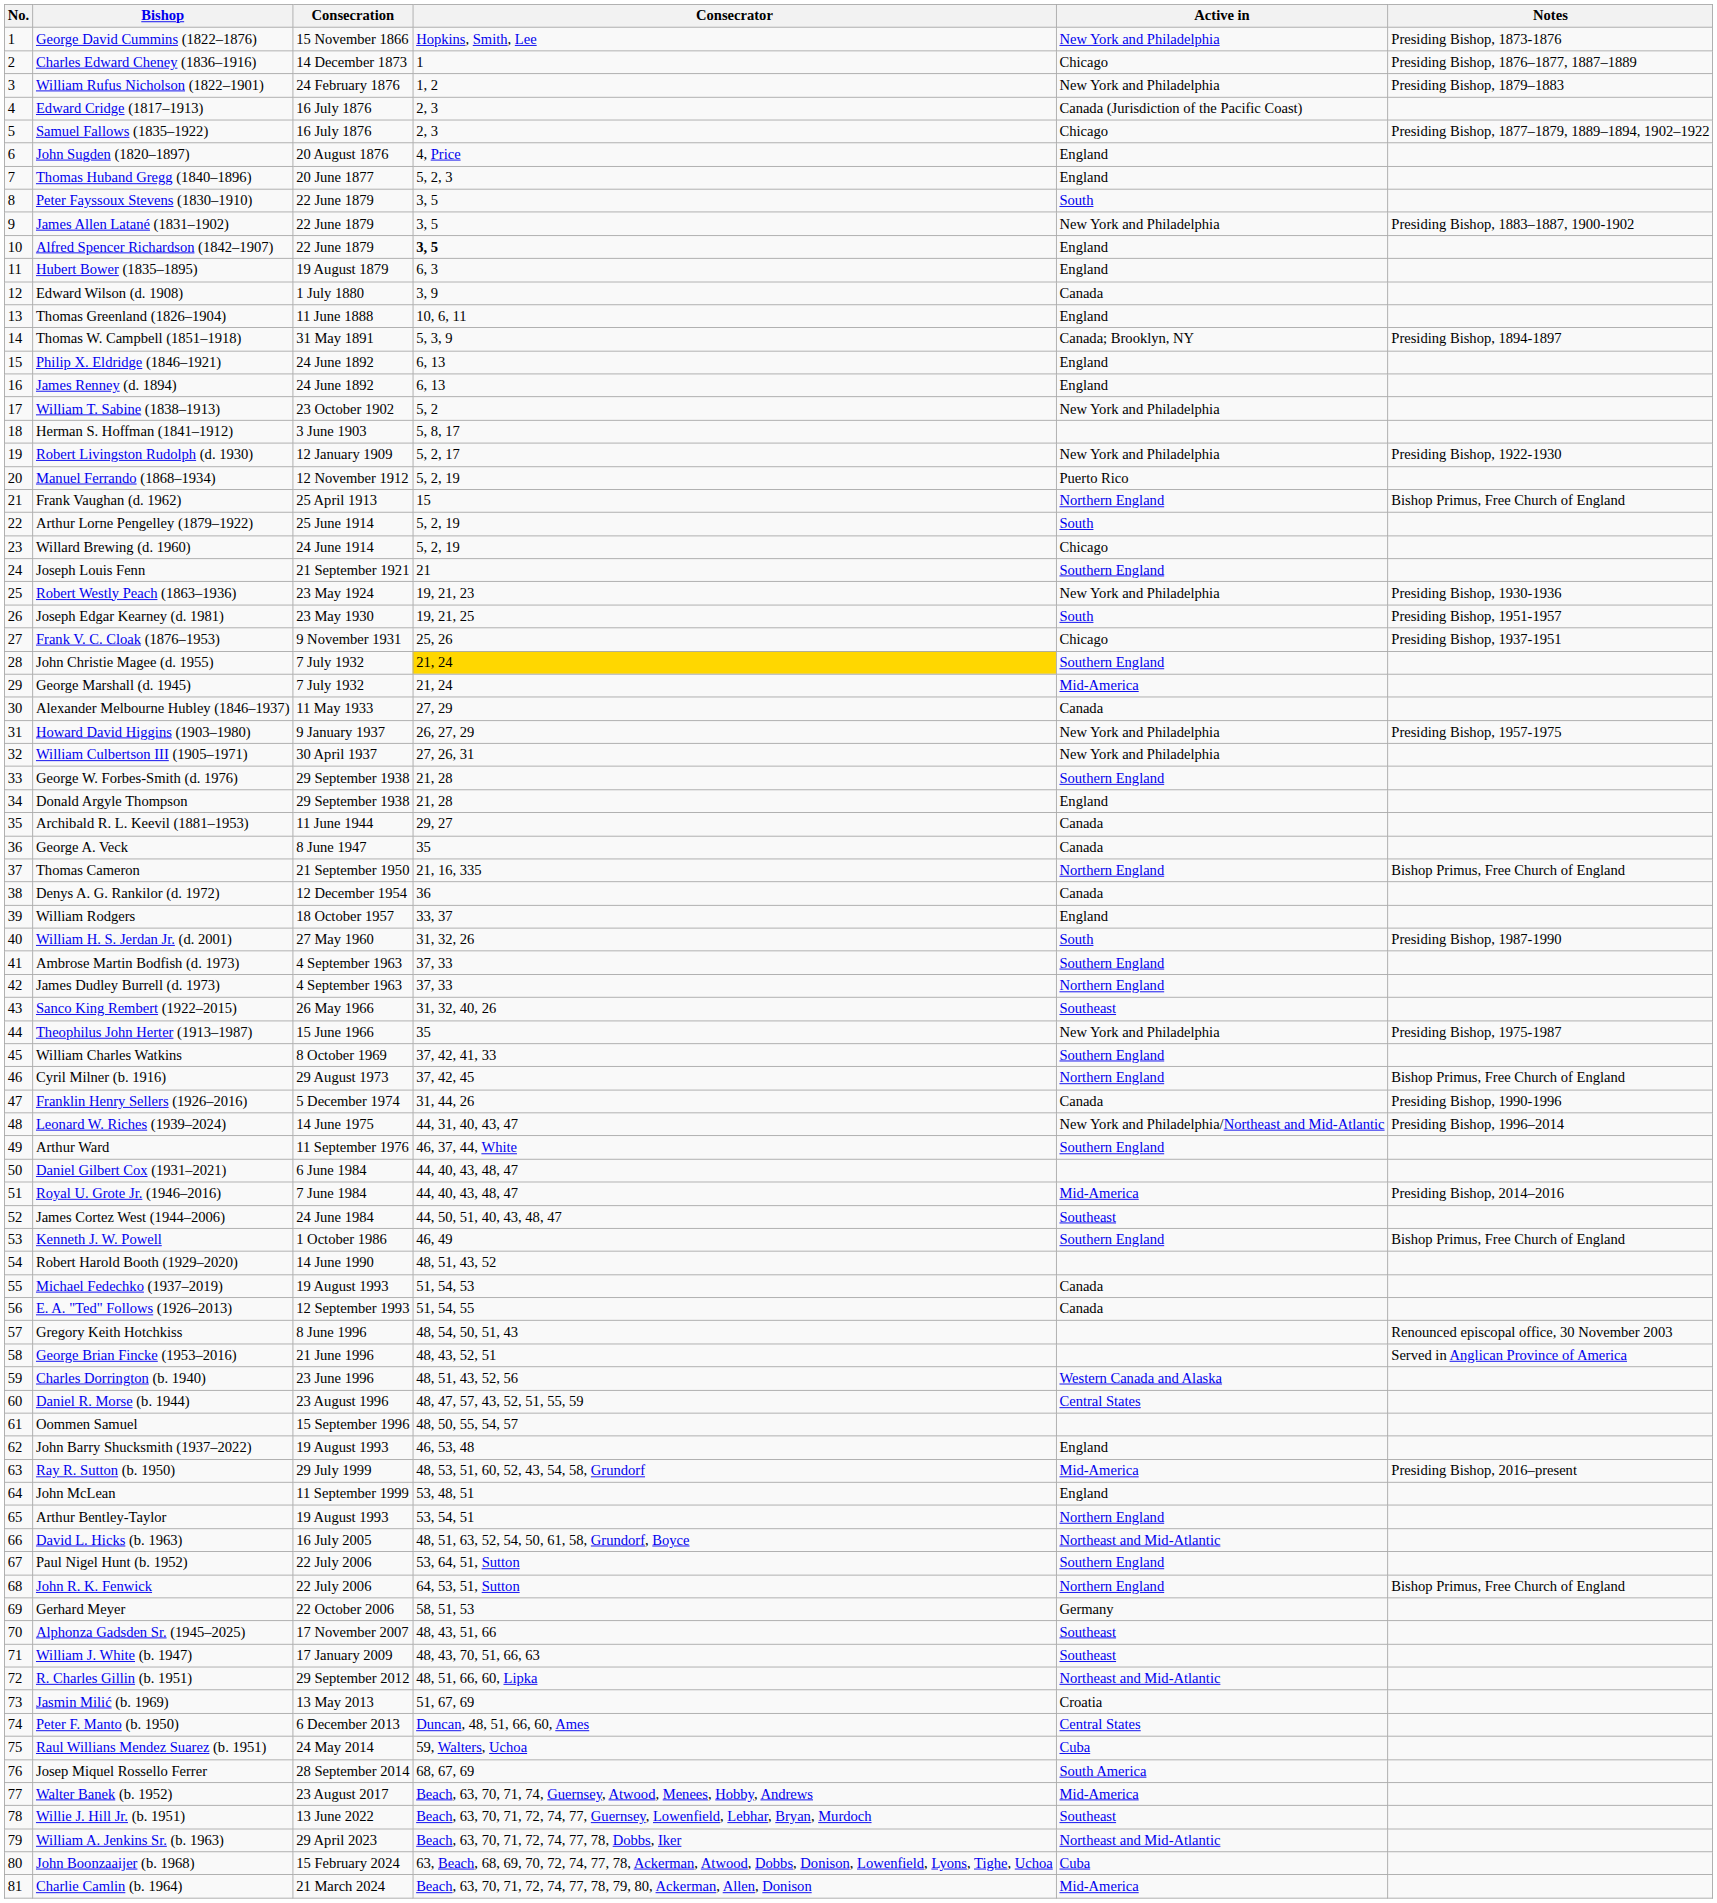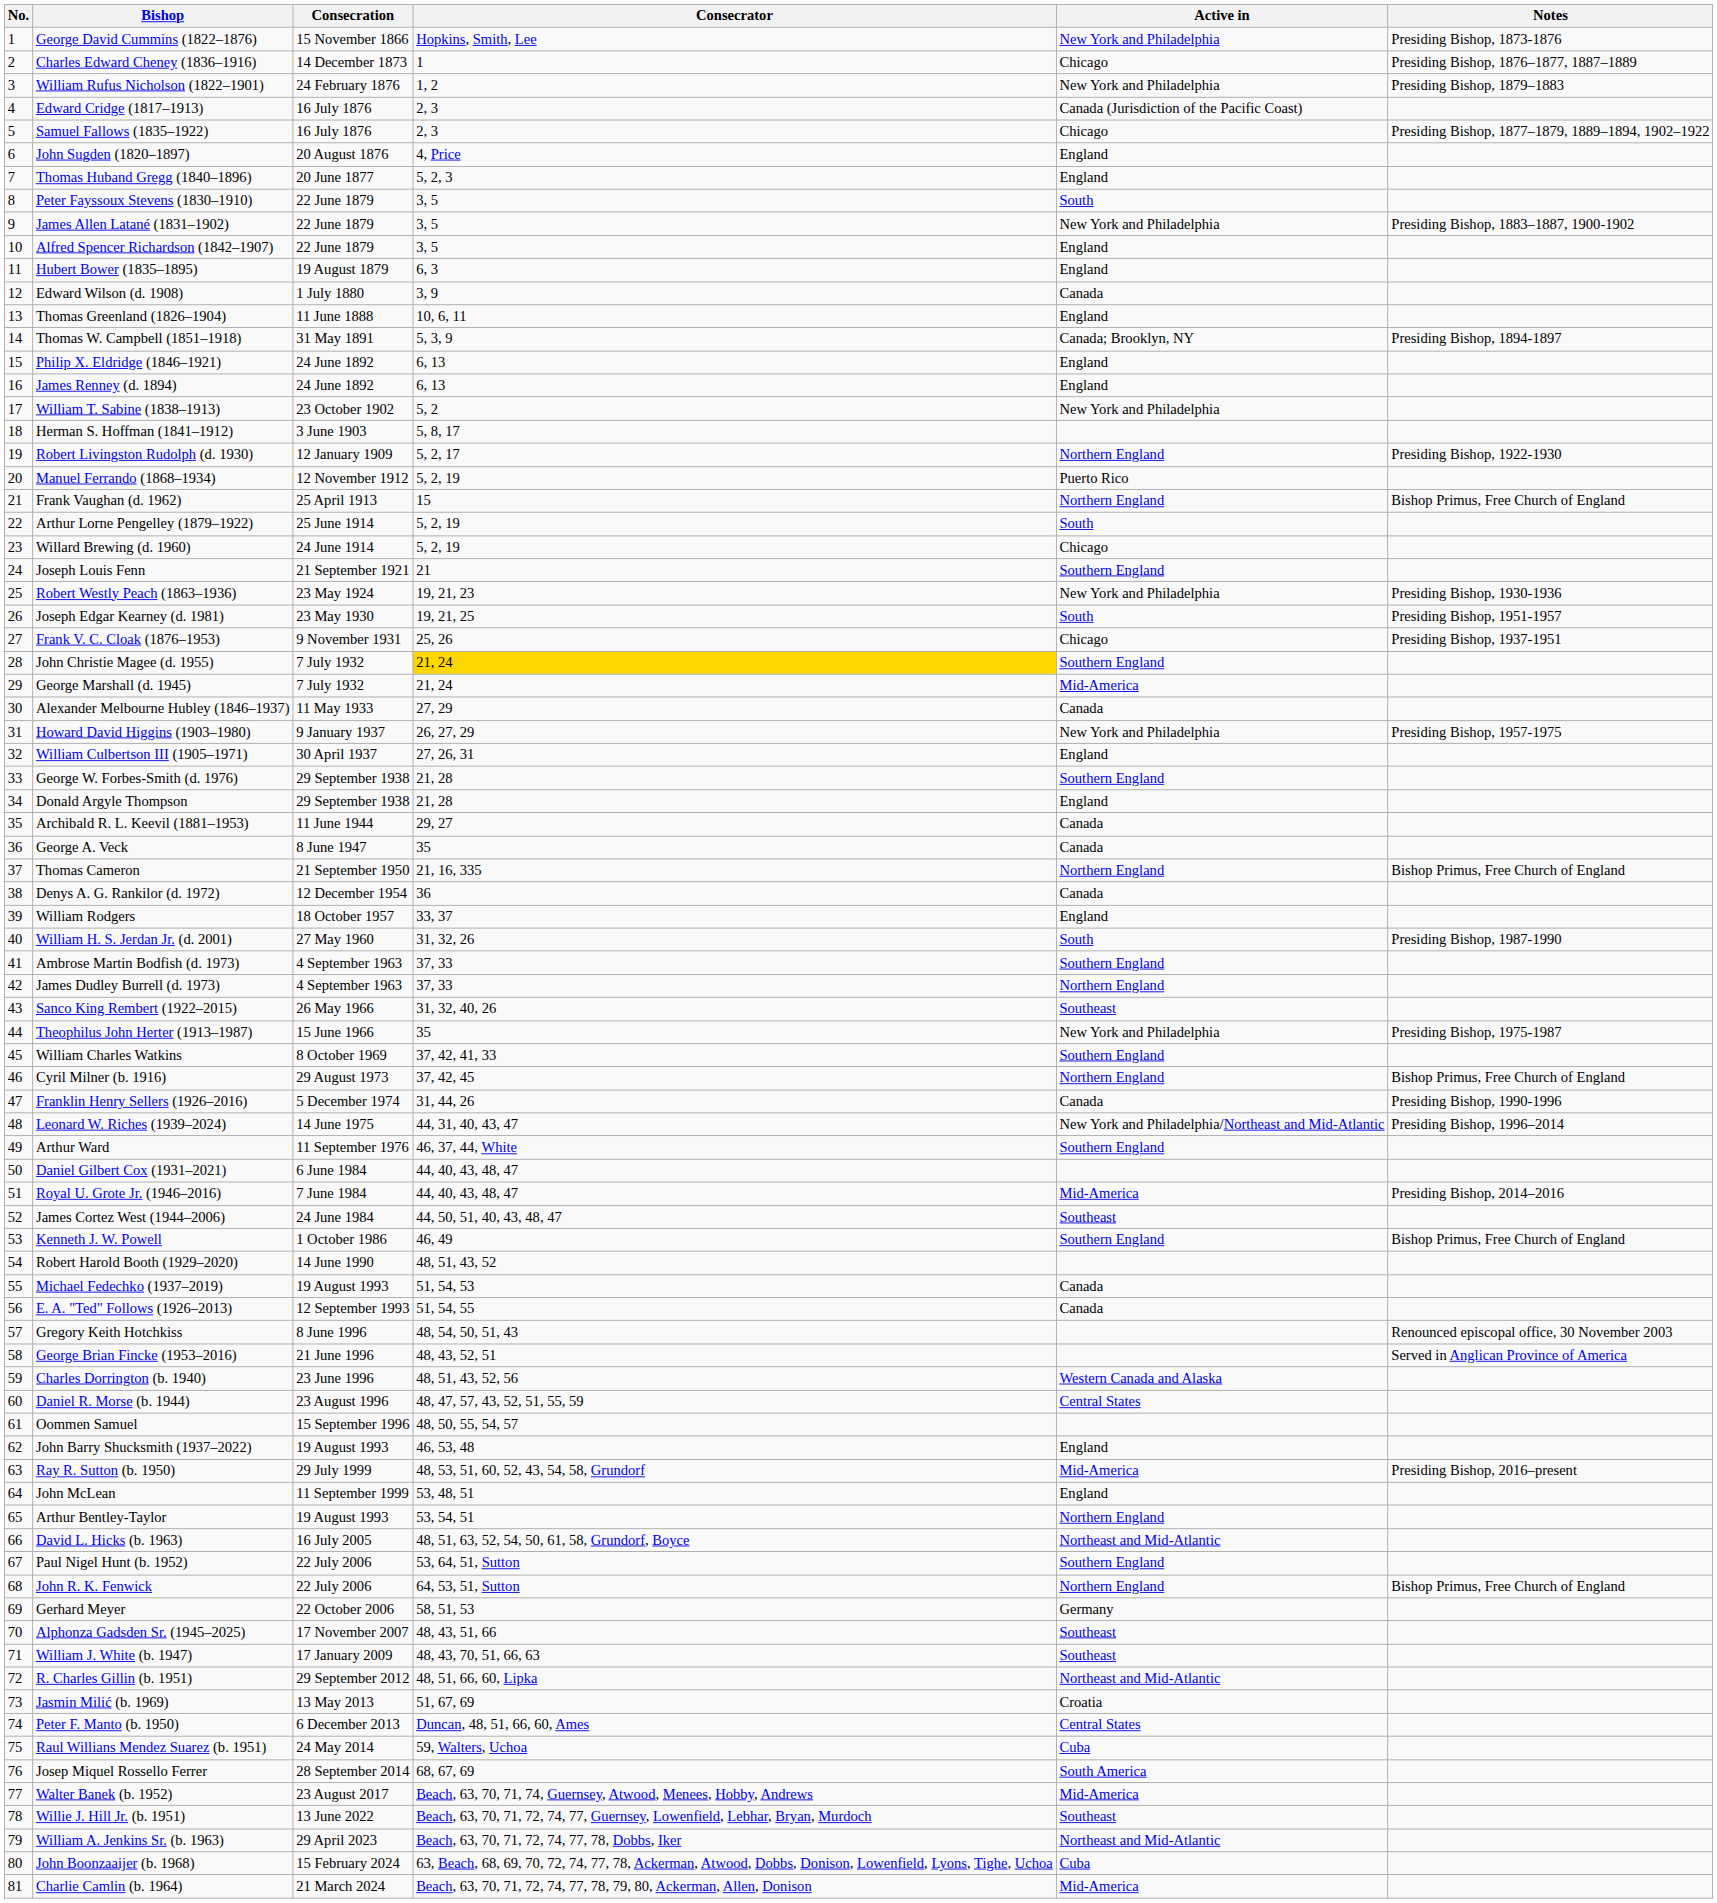(427, 246) bold -> (427, 246) normal
(1140, 454) New York and Philadelphia -> (1112, 454) Northern England
(1140, 754) New York and Philadelphia -> (1084, 754) England
